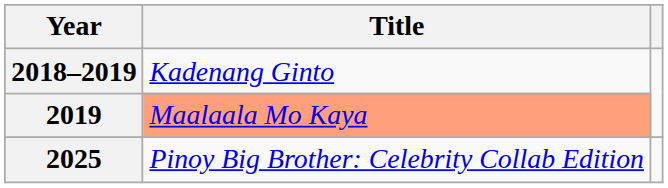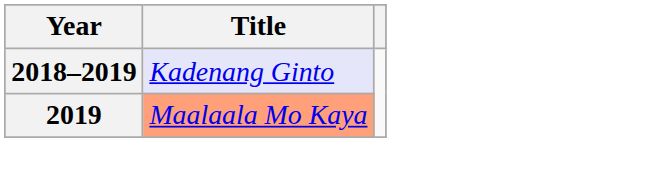(242, 70) no background -> (242, 70) lavender background
- row: (74, 159)
